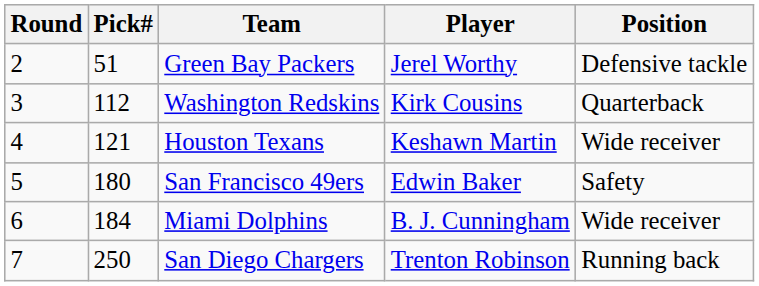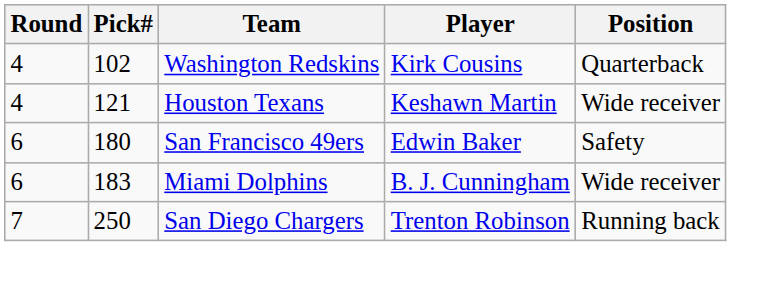- row: (259, 63)
(17, 102) 3 -> (17, 63) 4
(112, 102) 112 -> (112, 63) 102
(17, 181) 5 -> (17, 142) 6
(112, 220) 184 -> (112, 181) 183
